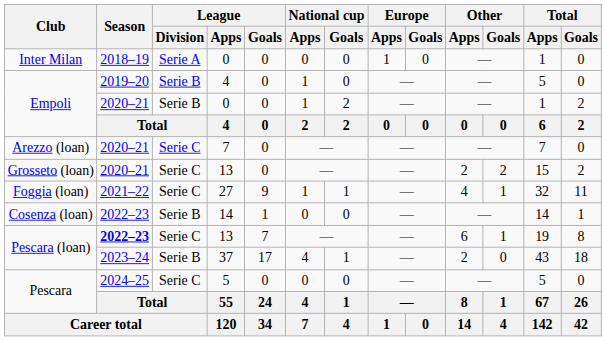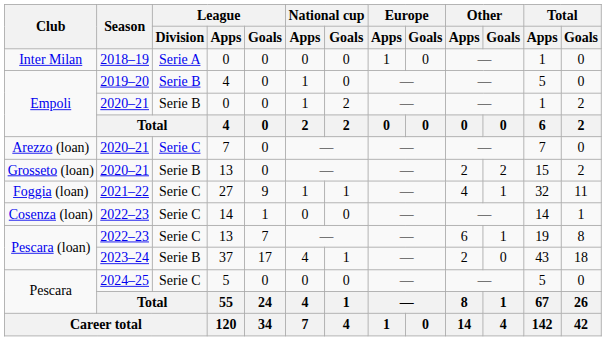(180, 170) Serie C -> (180, 170) Serie B
(180, 214) Serie B -> (180, 214) Serie C
(125, 236) bold -> (125, 236) normal
